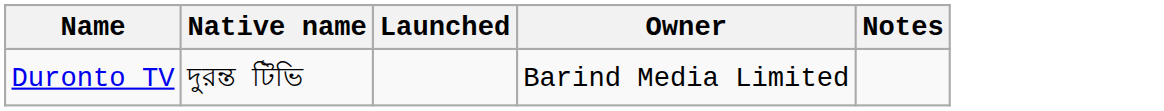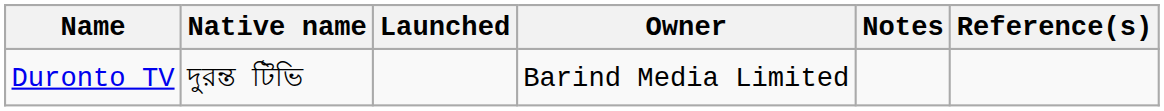+ column: (1055, 27)
